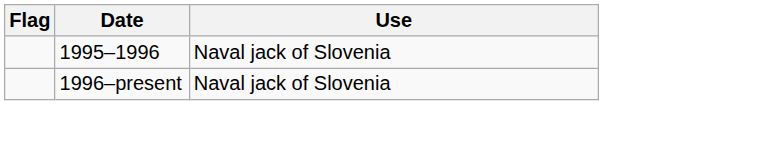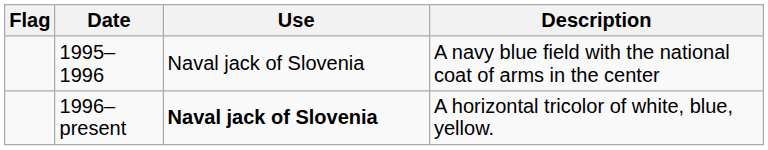+ column: (596, 20)
(292, 83) normal -> (273, 117) bold
